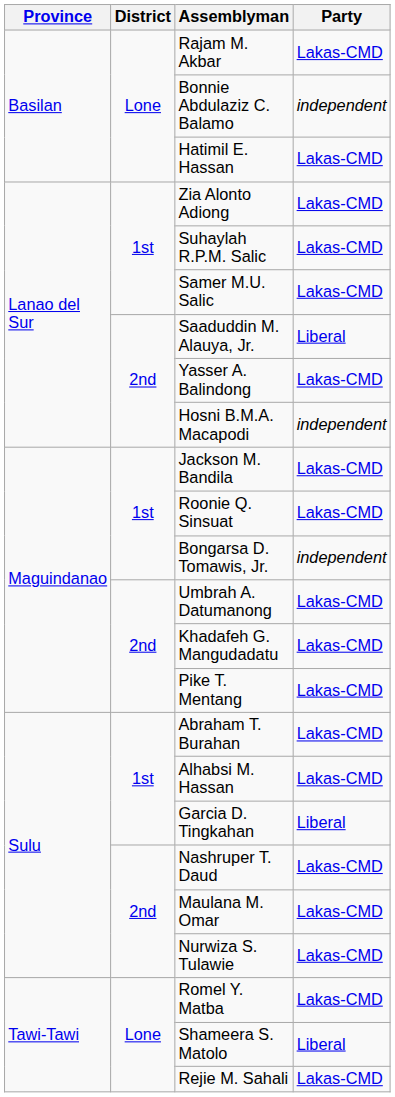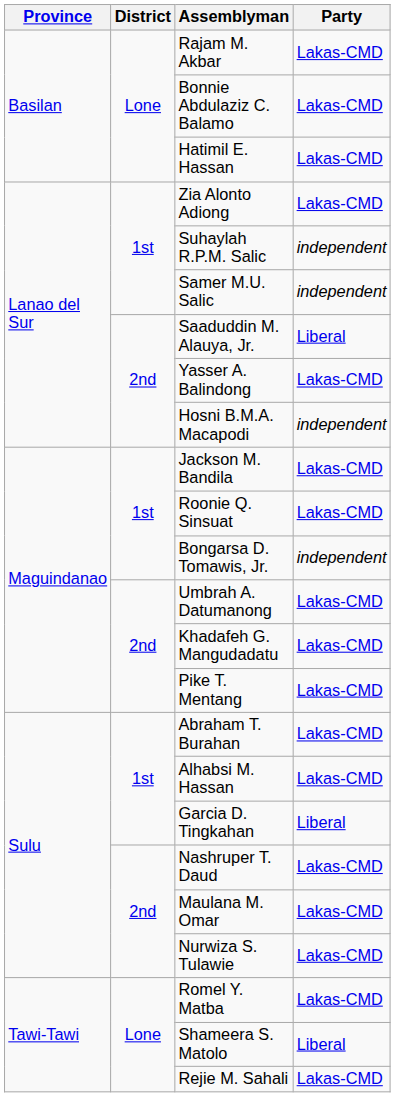(342, 105) independent -> (340, 105) Lakas-CMD
(340, 247) Lakas-CMD -> (342, 247) independent
(340, 292) Lakas-CMD -> (342, 292) independent
